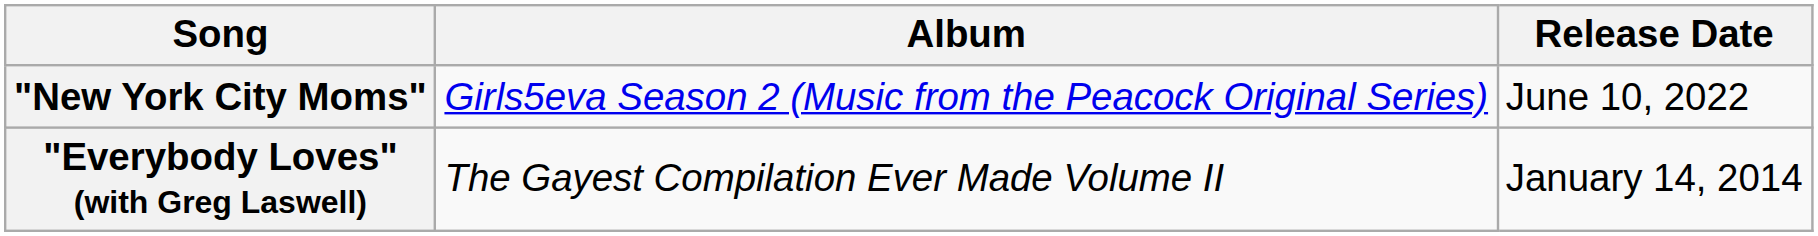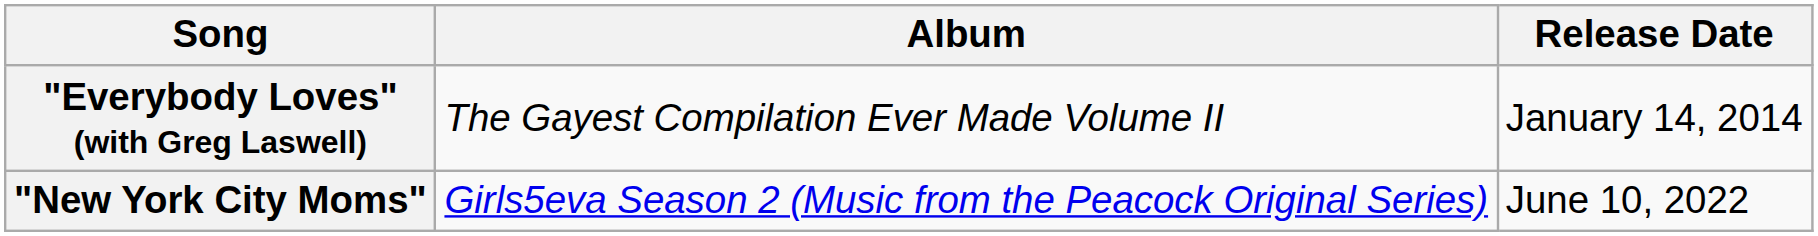rows swapped: (220, 178) <-> (220, 95)
